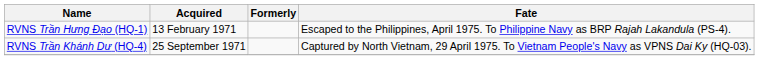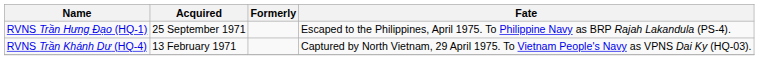(194, 30) 13 February 1971 -> (199, 30) 25 September 1971
(199, 47) 25 September 1971 -> (194, 47) 13 February 1971
